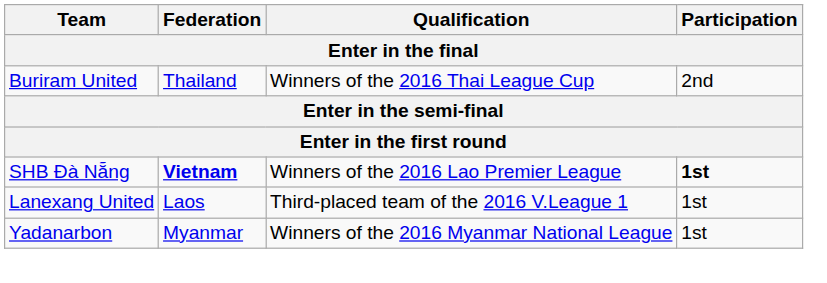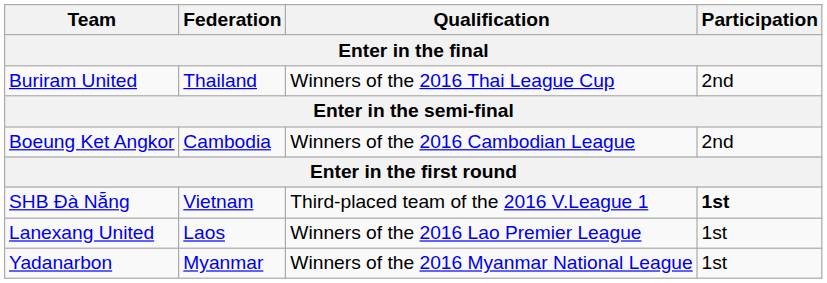+ row: (92, 141)
(200, 171) bold -> (218, 202) normal
(446, 171) Winners of the 2016 Lao Premier League -> (469, 202) Third-placed team of the 2016 V.League 1
(449, 202) Third-placed team of the 2016 V.League 1 -> (466, 232) Winners of the 2016 Lao Premier League
